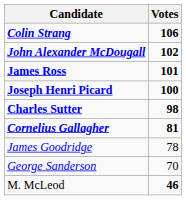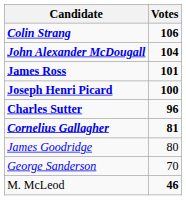(169, 52) 102 -> (169, 52) 104
(172, 109) 98 -> (172, 109) 96
(172, 147) 78 -> (172, 147) 80
